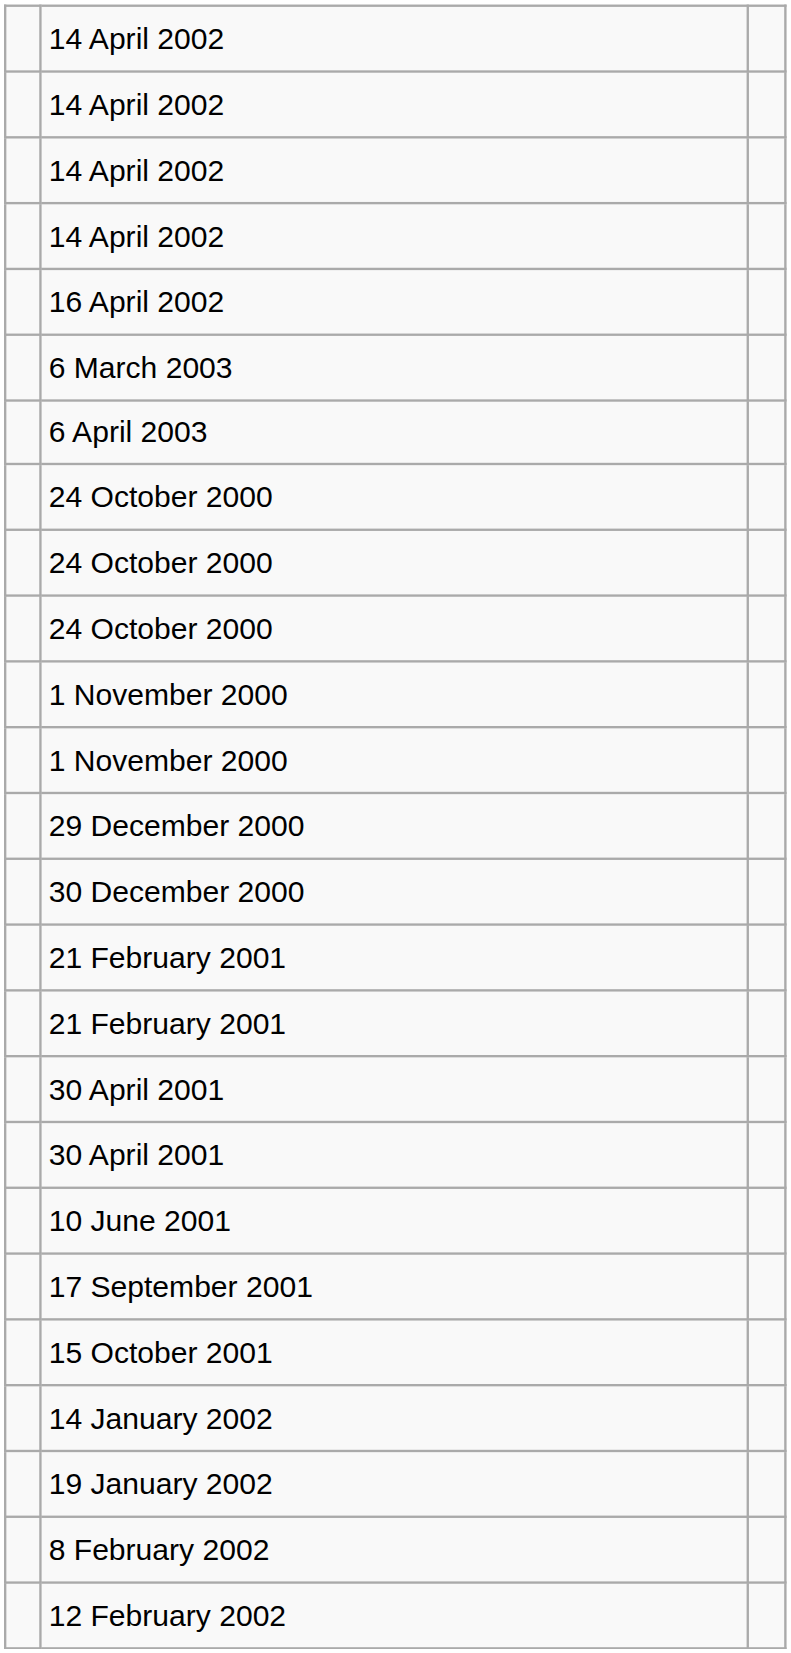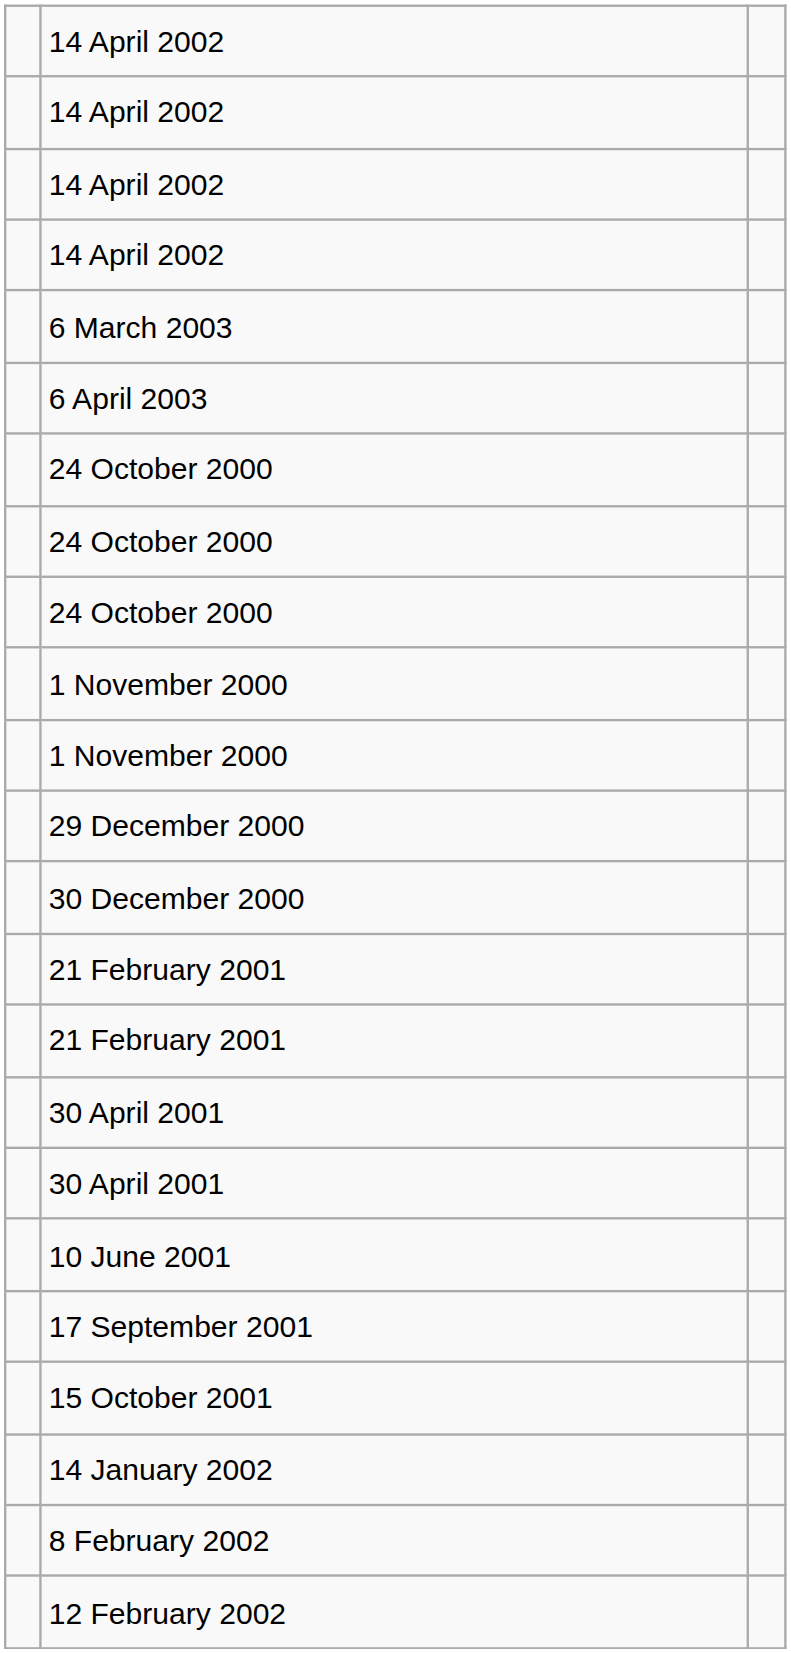- row: (23, 301)
- row: (23, 1483)
